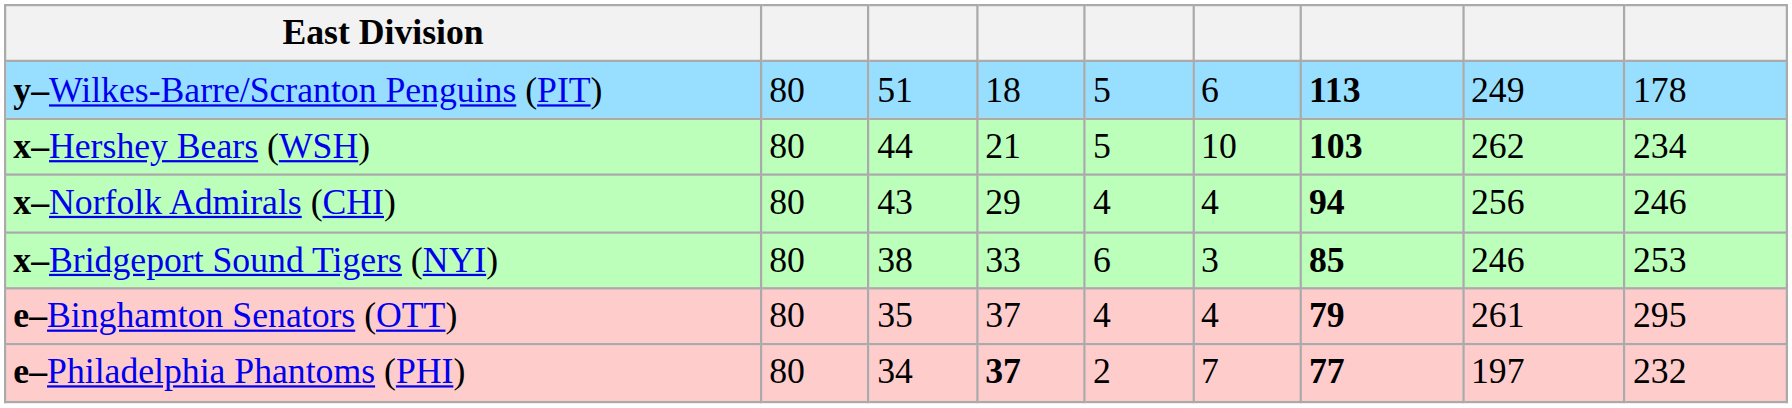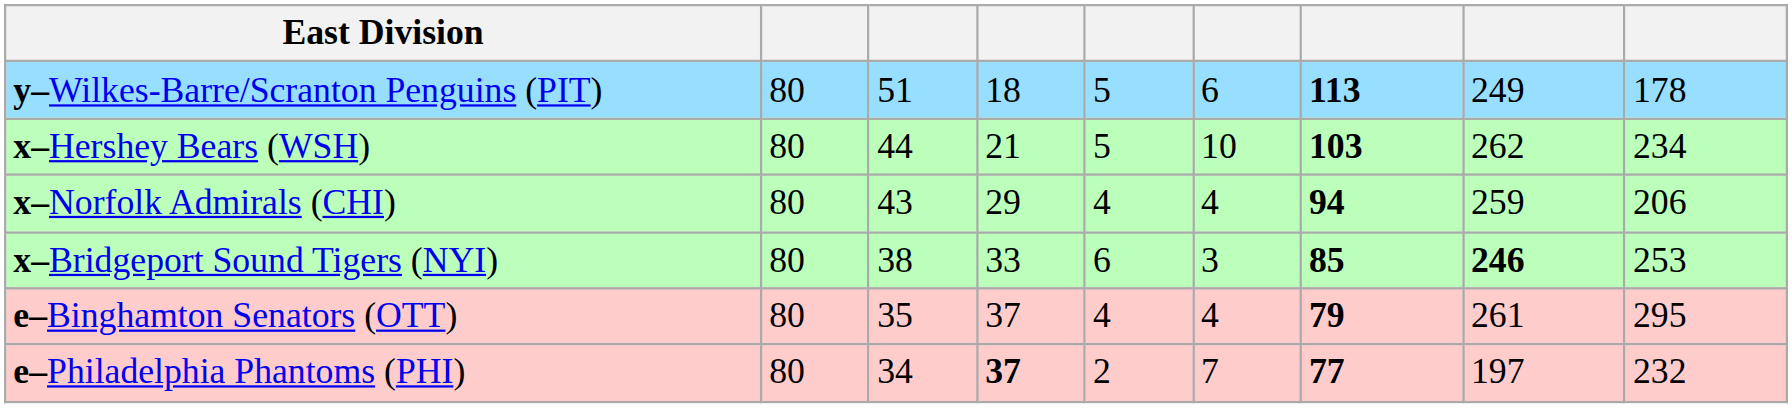(1498, 202) 256 -> (1498, 202) 259
(1660, 202) 246 -> (1660, 202) 206
(1498, 259) normal -> (1498, 259) bold
